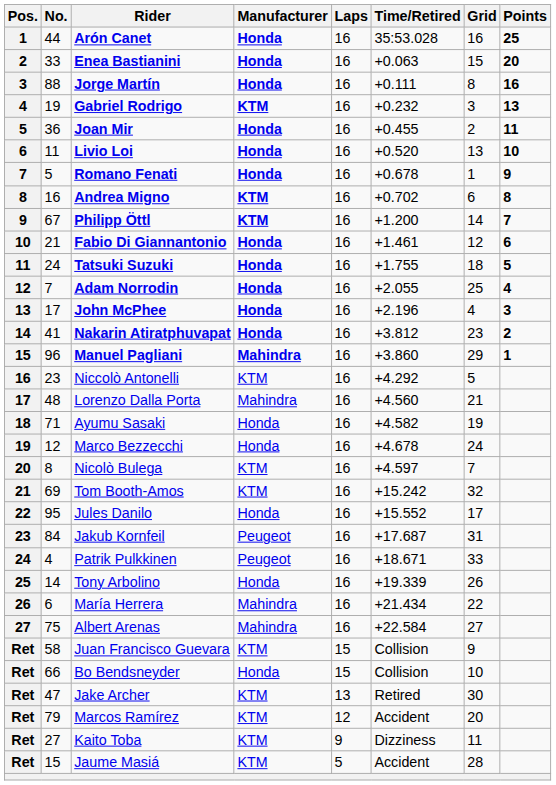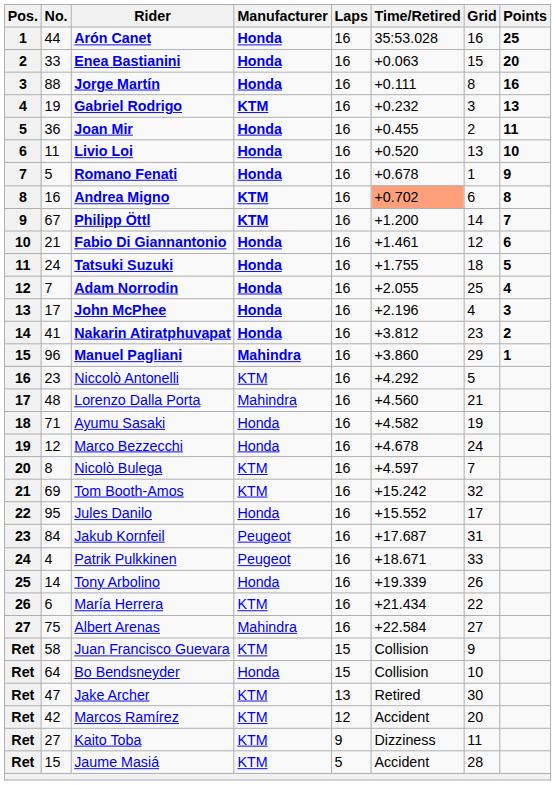(397, 197) no background -> (397, 197) lightsalmon background
(267, 604) Mahindra -> (252, 604) KTM
(53, 672) 66 -> (53, 672) 64
(53, 717) 79 -> (53, 717) 42
